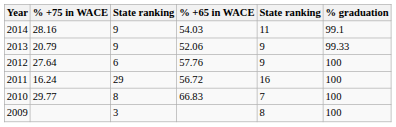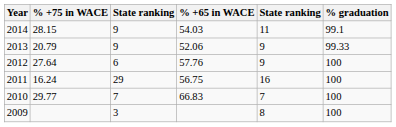(45, 29) 28.16 -> (45, 29) 28.15
(191, 79) 56.72 -> (191, 79) 56.75
(116, 96) 8 -> (116, 96) 7
